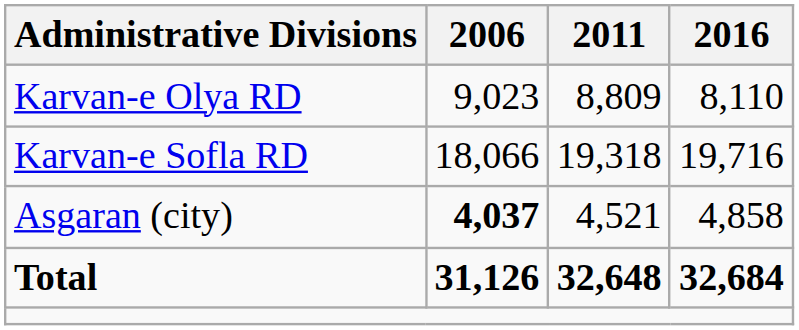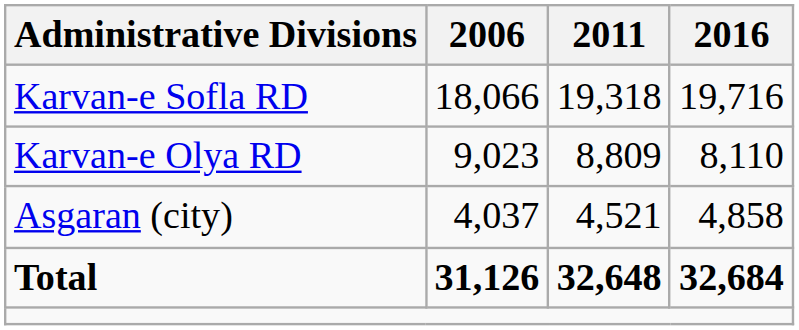rows swapped: (158, 95) <-> (161, 155)
(496, 215) bold -> (496, 215) normal
